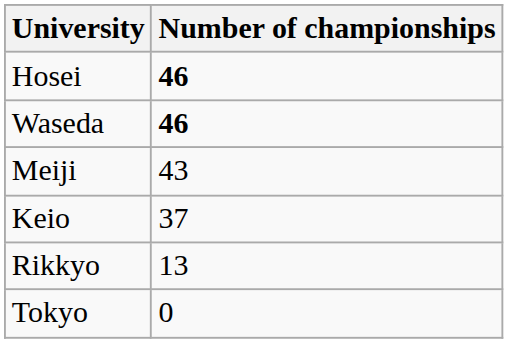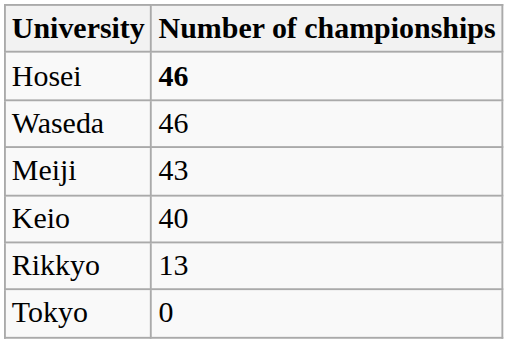(174, 123) bold -> (174, 123) normal
(174, 218) 37 -> (174, 218) 40
